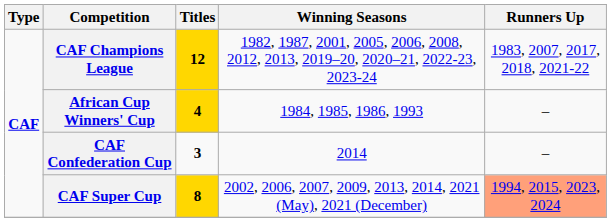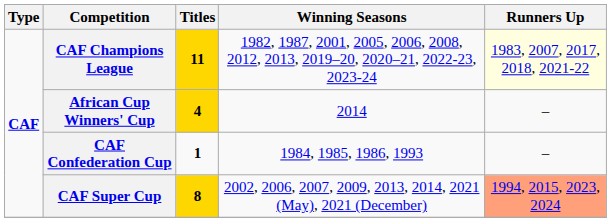(197, 59) 12 -> (197, 59) 11
(545, 59) no background -> (545, 59) lightyellow background
(352, 111) 1984, 1985, 1986, 1993 -> (352, 111) 2014
(197, 153) 3 -> (197, 153) 1
(352, 153) 2014 -> (352, 153) 1984, 1985, 1986, 1993
